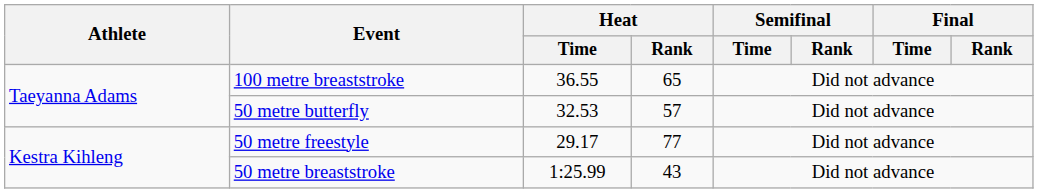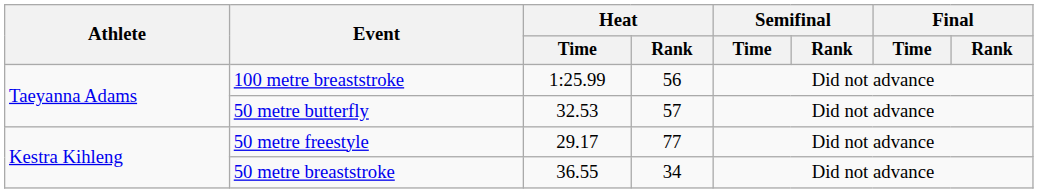(577, 80) 36.55 -> (577, 80) 1:25.99
(672, 80) 65 -> (672, 80) 56
(577, 173) 1:25.99 -> (577, 173) 36.55
(672, 173) 43 -> (672, 173) 34
